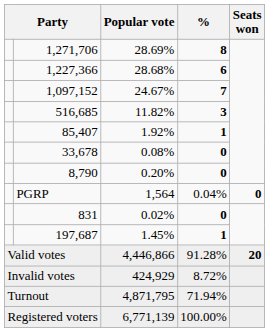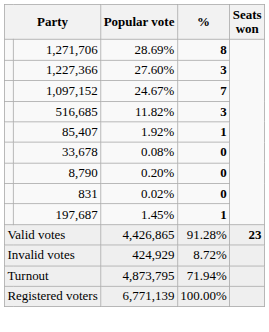(154, 70) 28.68% -> (154, 70) 27.60%
(224, 70) 6 -> (224, 70) 3
- row: (33, 193)
(148, 255) 4,446,866 -> (148, 234) 4,426,865
(255, 255) 20 -> (255, 234) 23
(148, 296) 4,871,795 -> (148, 276) 4,873,795
